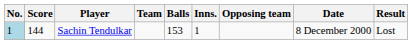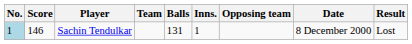(35, 31) 144 -> (35, 31) 146
(175, 31) 153 -> (175, 31) 131
